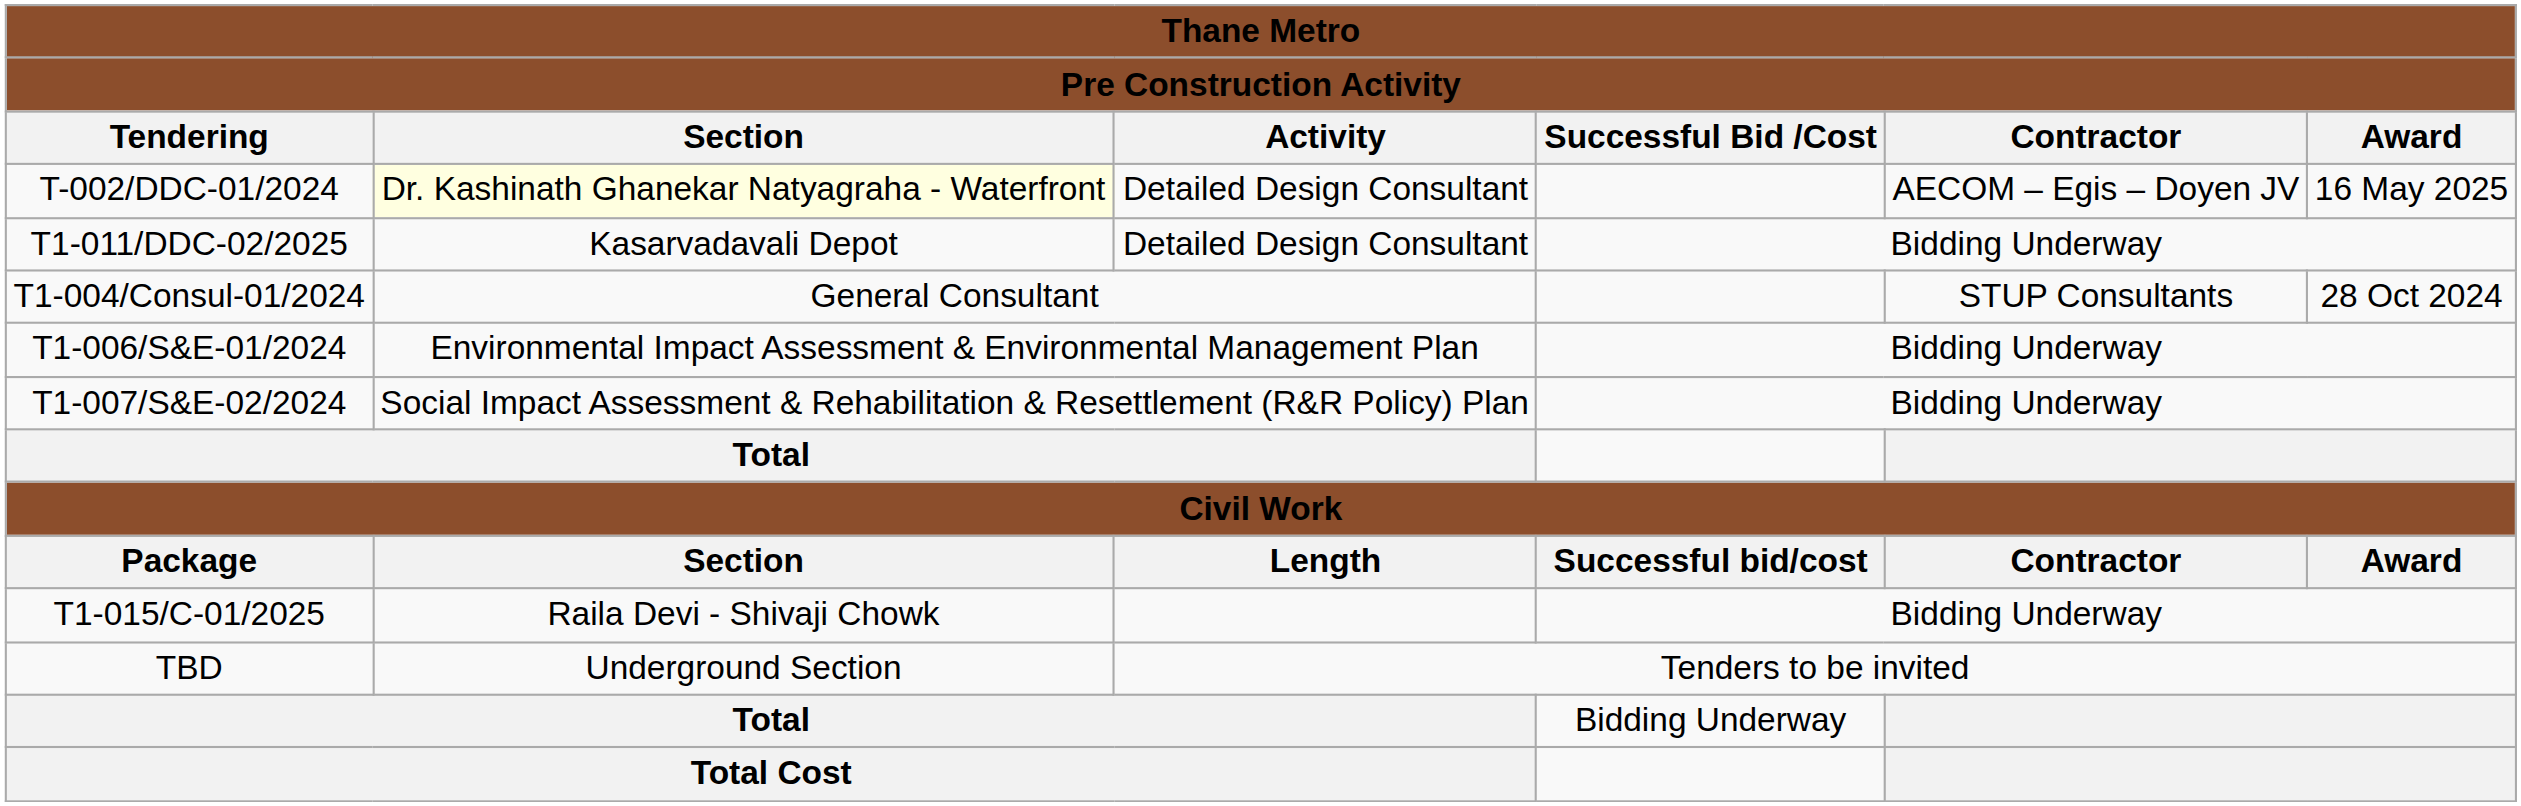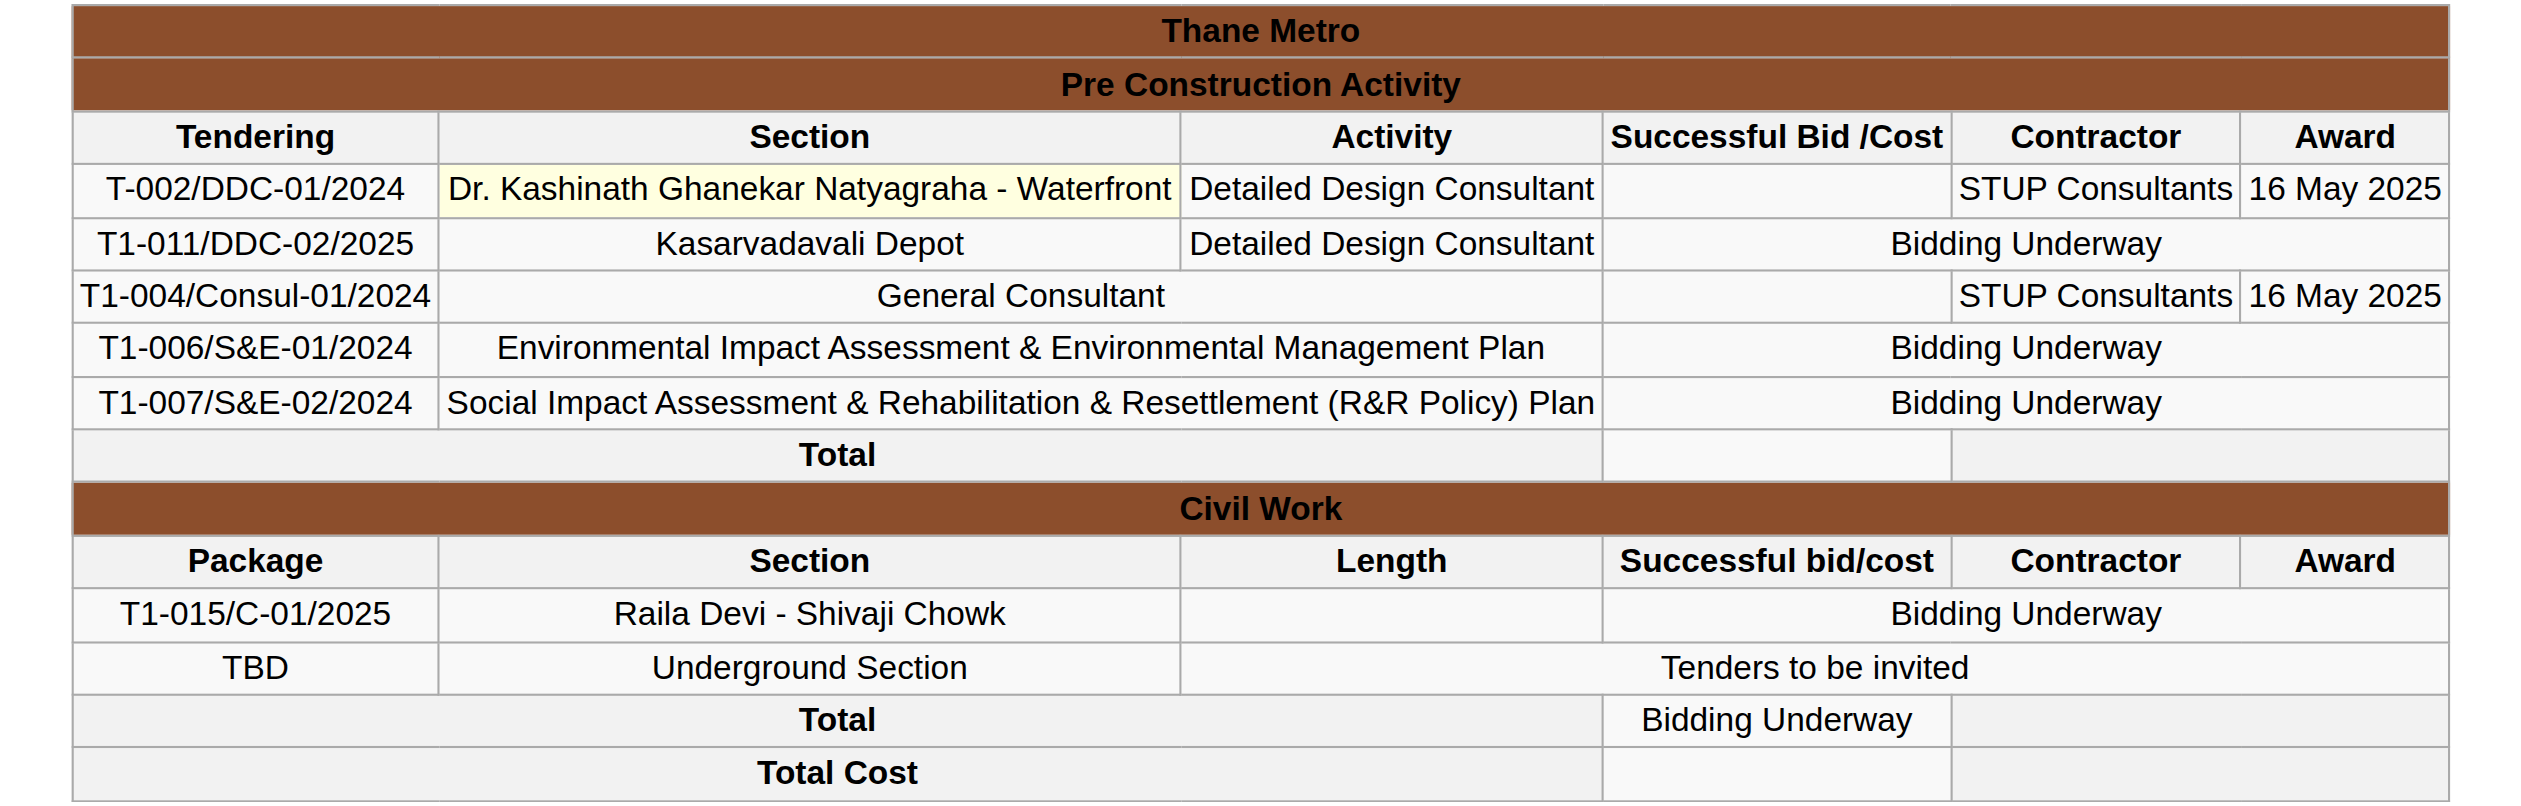(2096, 190) AECOM – Egis – Doyen JV -> (2096, 190) STUP Consultants
(2412, 296) 28 Oct 2024 -> (2345, 296) 16 May 2025
